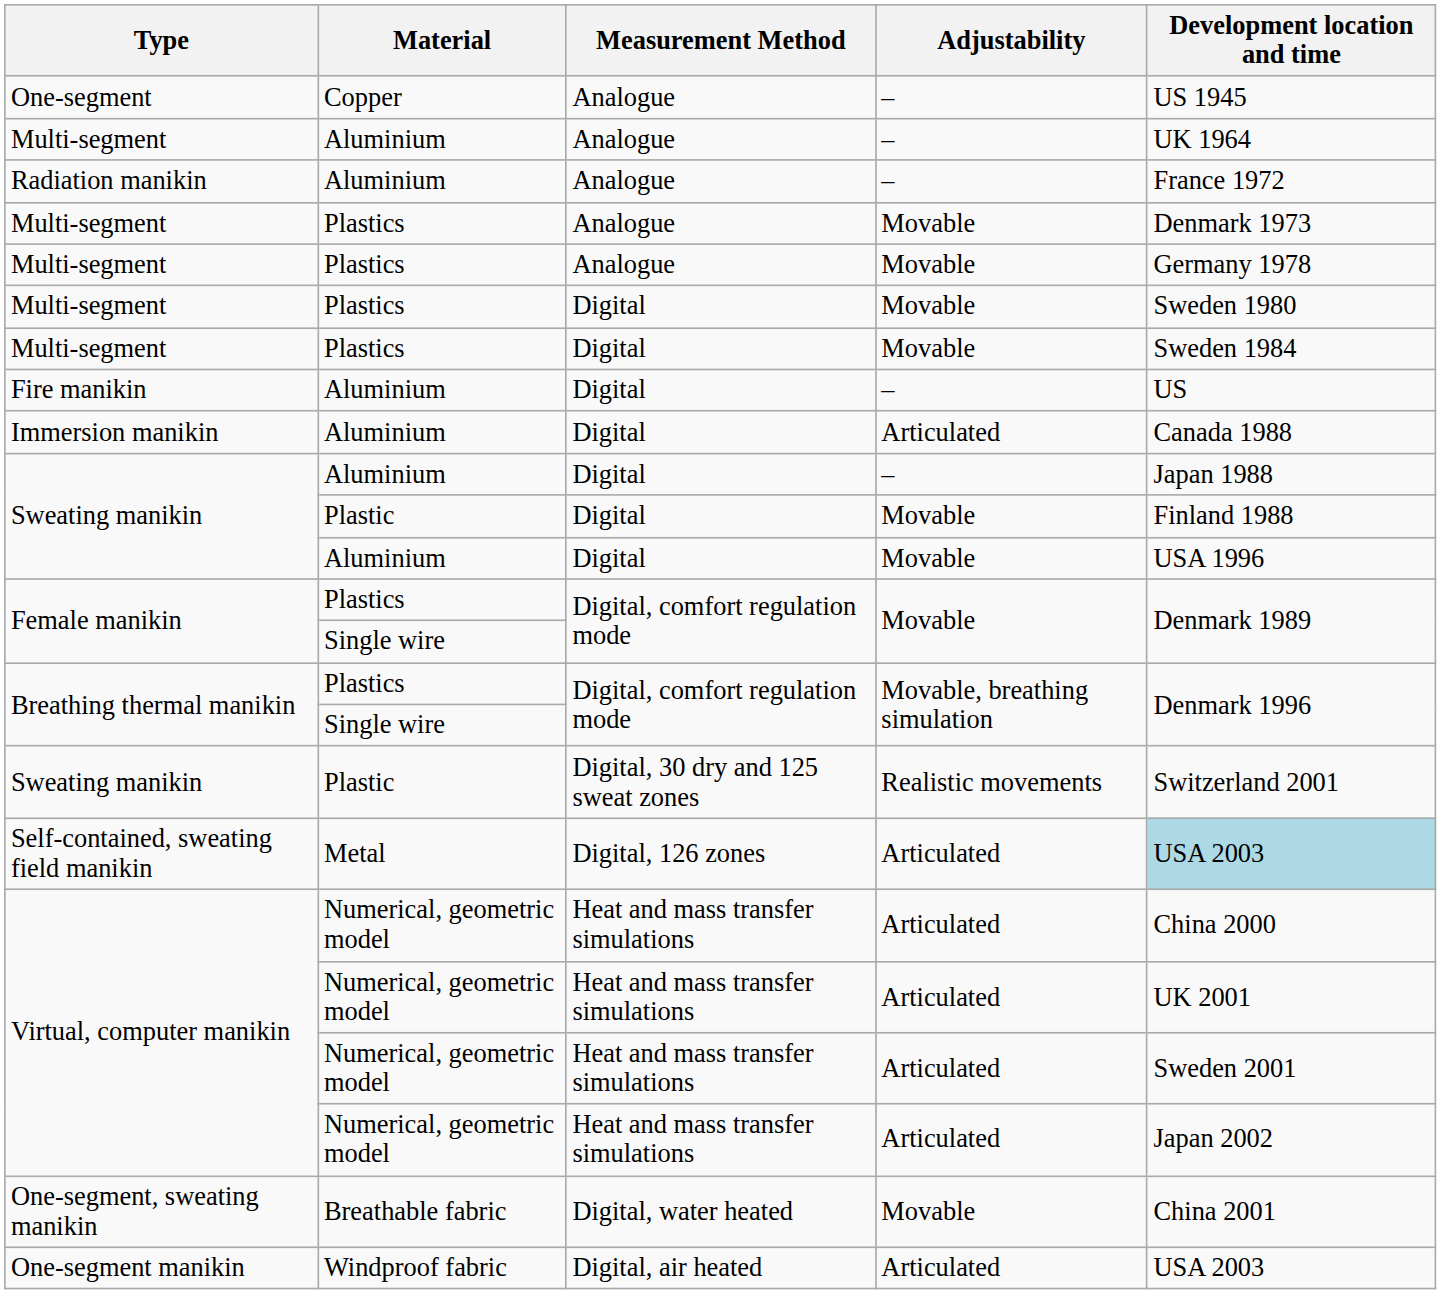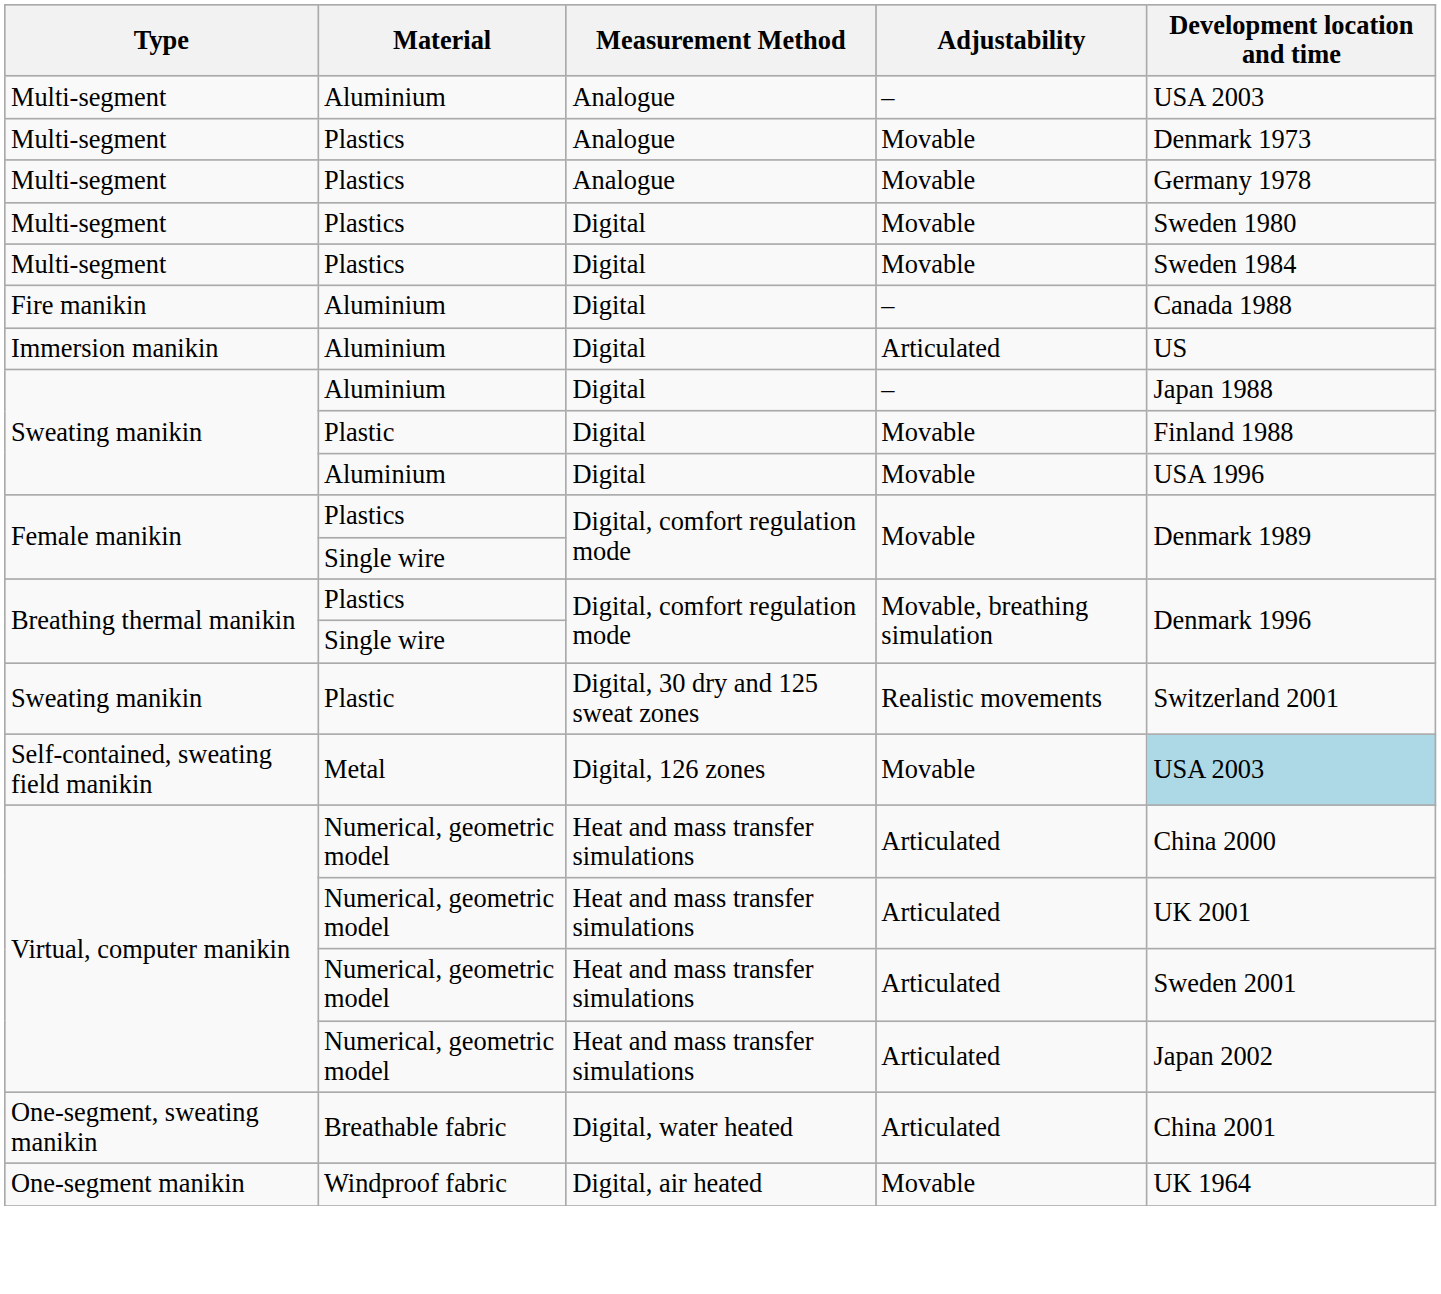- row: (81, 97)
(1202, 138) UK 1964 -> (1209, 97) USA 2003
- row: (109, 180)
(1170, 390) US -> (1223, 306) Canada 1988
(1223, 431) Canada 1988 -> (1170, 348) US
(941, 853) Articulated -> (928, 769) Movable
(928, 1211) Movable -> (941, 1127) Articulated
(941, 1267) Articulated -> (928, 1184) Movable
(1209, 1267) USA 2003 -> (1202, 1184) UK 1964
